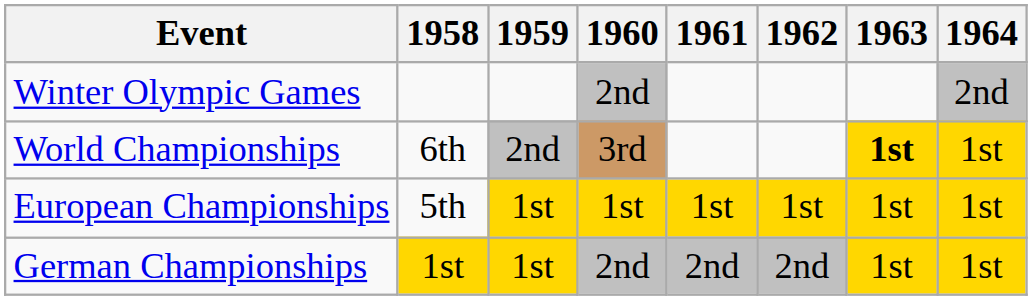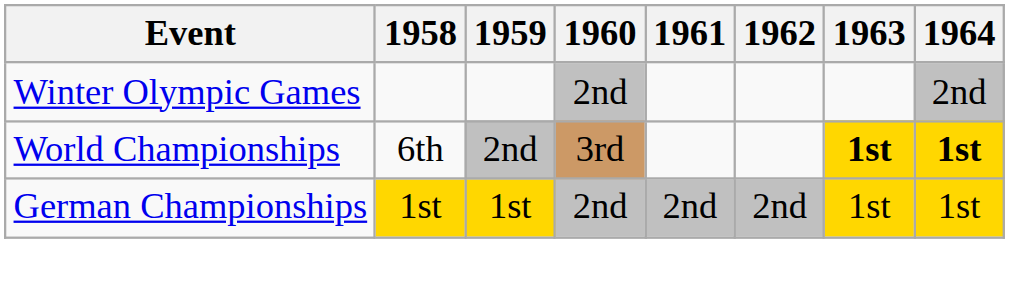(981, 149) normal -> (959, 149) bold
- row: (202, 206)
